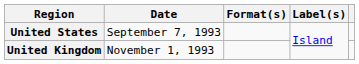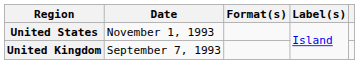(164, 32) September 7, 1993 -> (160, 32) November 1, 1993
(160, 50) November 1, 1993 -> (164, 50) September 7, 1993
